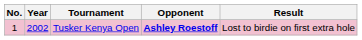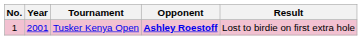(38, 28) 2002 -> (38, 28) 2001
